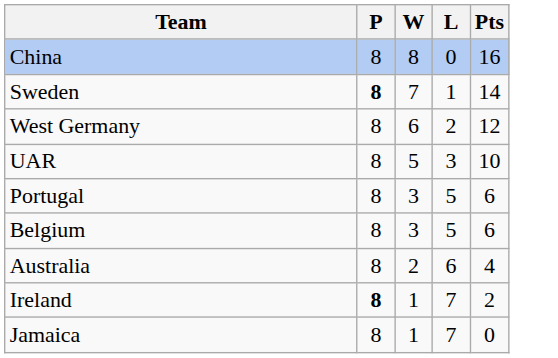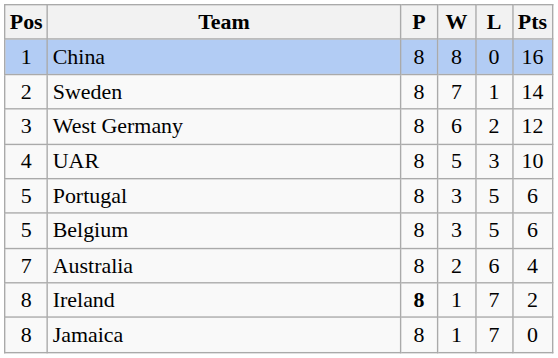+ column: (26, 21)
(376, 91) bold -> (419, 91) normal
